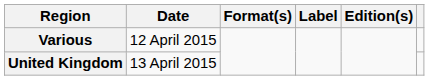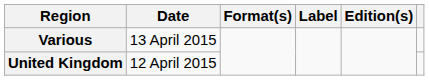(173, 39) 12 April 2015 -> (173, 39) 13 April 2015
(173, 63) 13 April 2015 -> (173, 63) 12 April 2015
